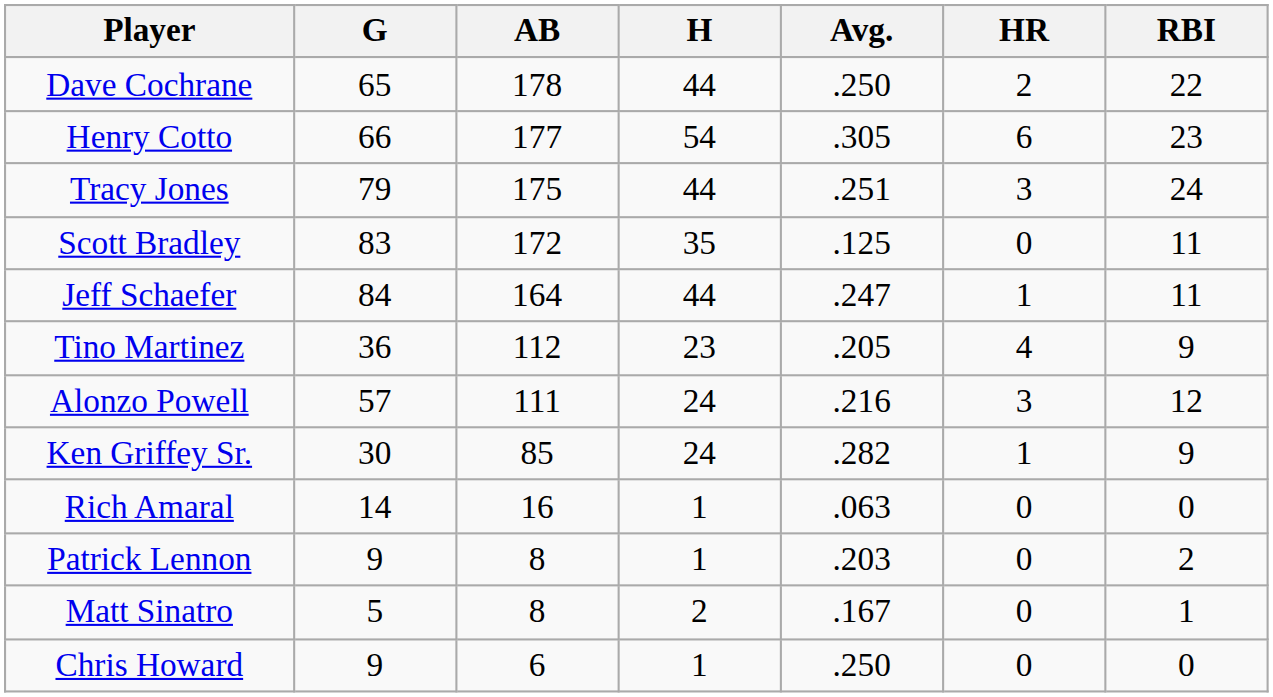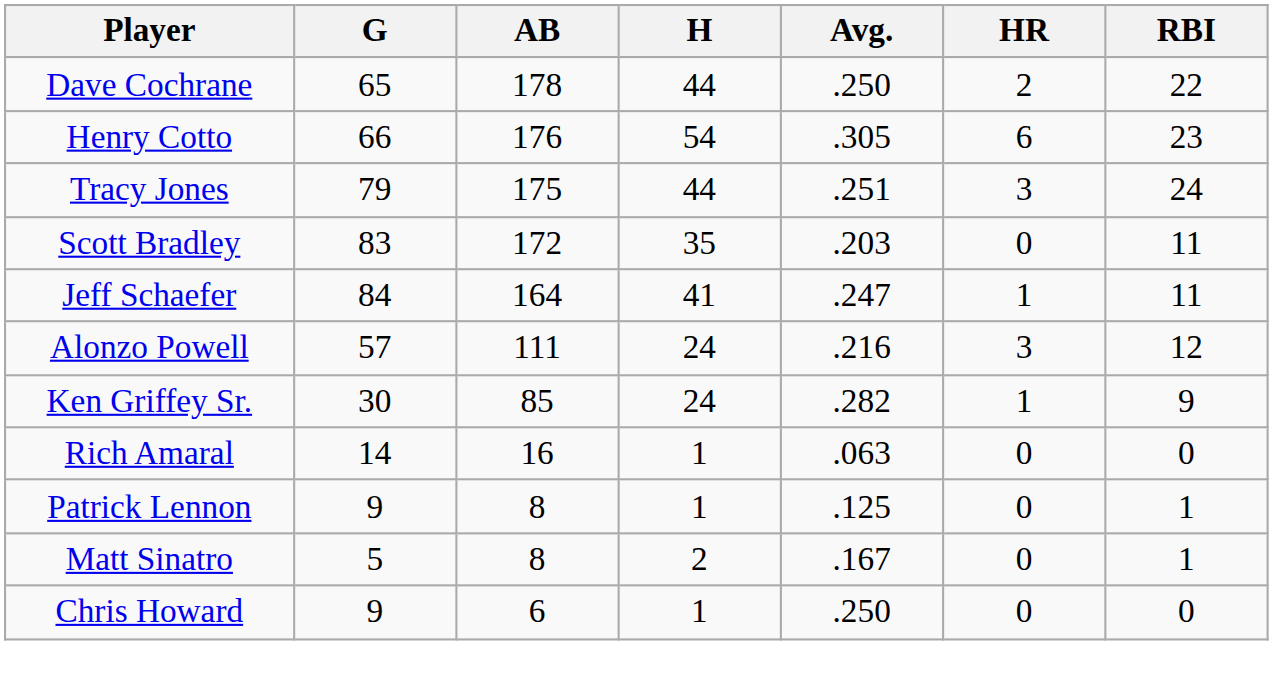(537, 136) 177 -> (537, 136) 176
(862, 242) .125 -> (862, 242) .203
(699, 294) 44 -> (699, 294) 41
- row: (149, 347)
(862, 558) .203 -> (862, 505) .125
(1186, 558) 2 -> (1186, 505) 1
